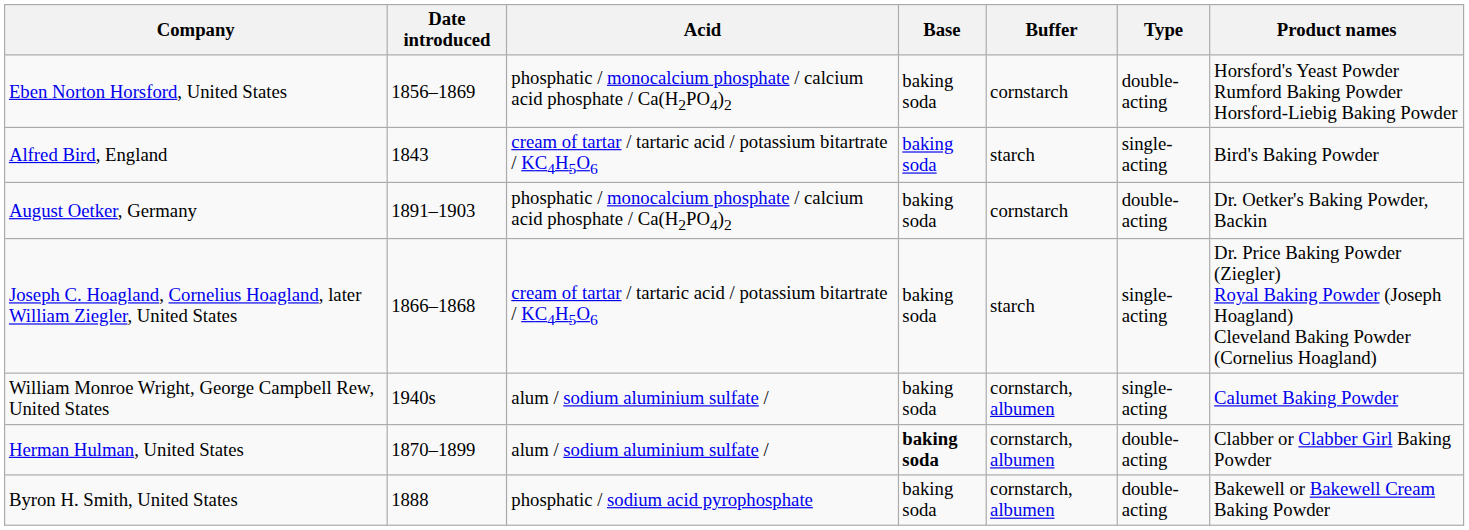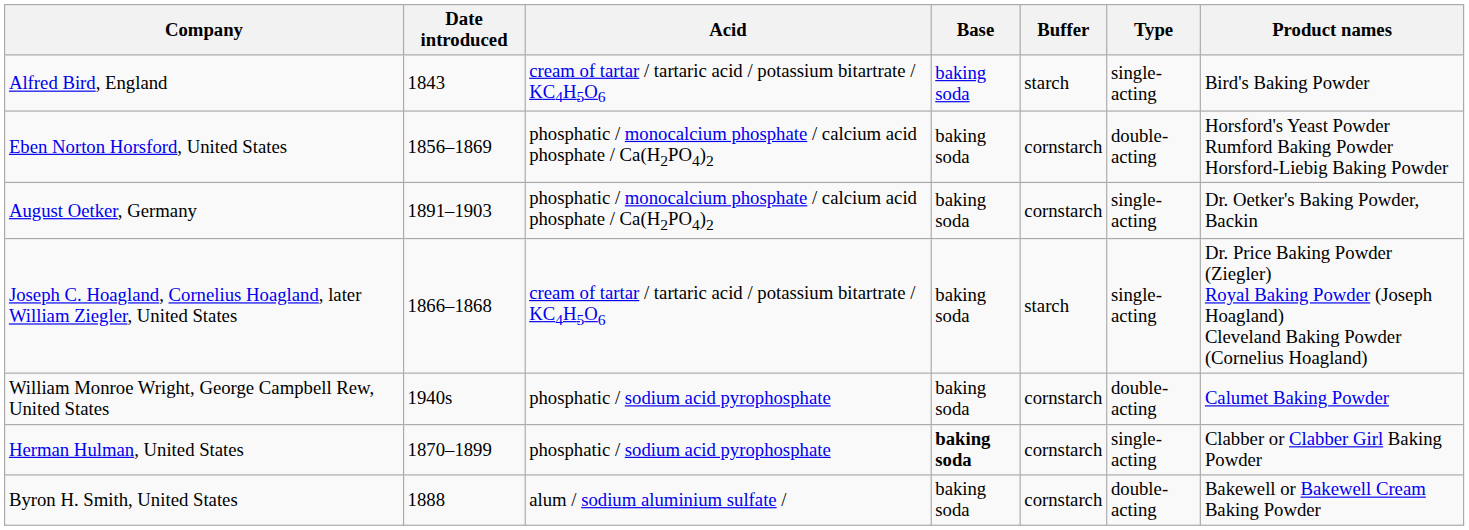rows swapped: (88, 154) <-> (148, 91)
(1150, 210) double-acting -> (1136, 210) single-acting
(640, 398) alum / sodium aluminium sulfate / -> (680, 398) phosphatic / sodium acid pyrophosphate
(1031, 398) cornstarch, albumen -> (1063, 398) cornstarch
(1147, 398) single-acting -> (1140, 398) double-acting
(640, 449) alum / sodium aluminium sulfate / -> (680, 449) phosphatic / sodium acid pyrophosphate
(1031, 449) cornstarch, albumen -> (1063, 449) cornstarch
(1150, 449) double-acting -> (1136, 449) single-acting
(662, 500) phosphatic / sodium acid pyrophosphate -> (658, 500) alum / sodium aluminium sulfate /
(1031, 500) cornstarch, albumen -> (1063, 500) cornstarch
